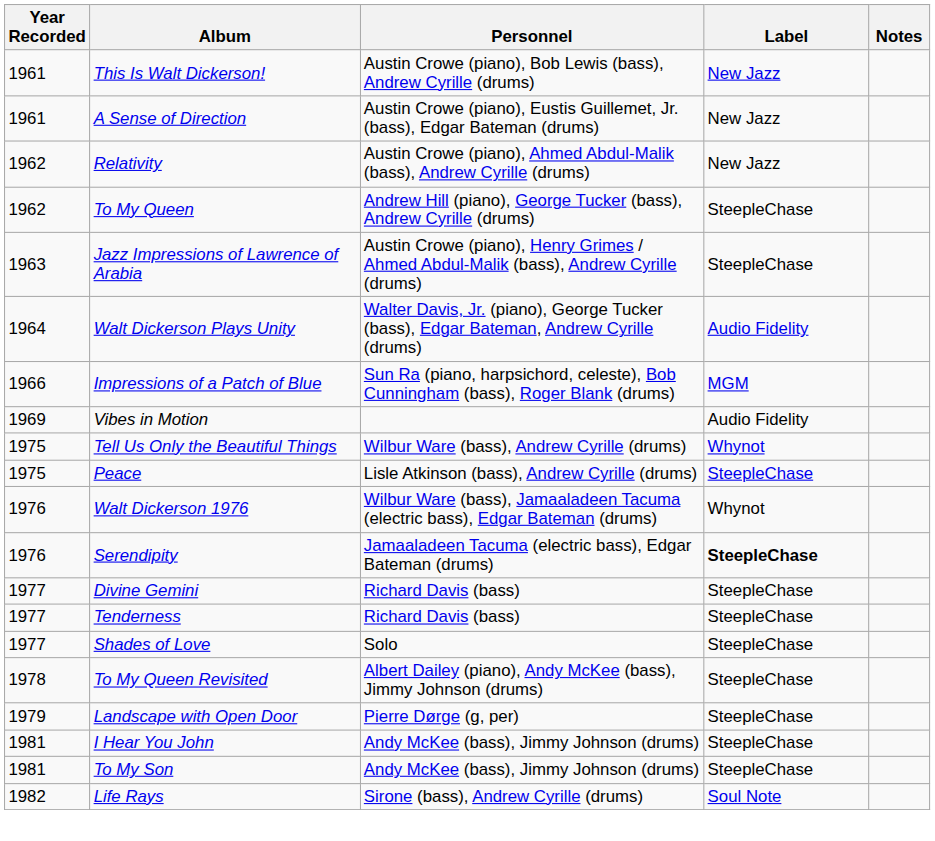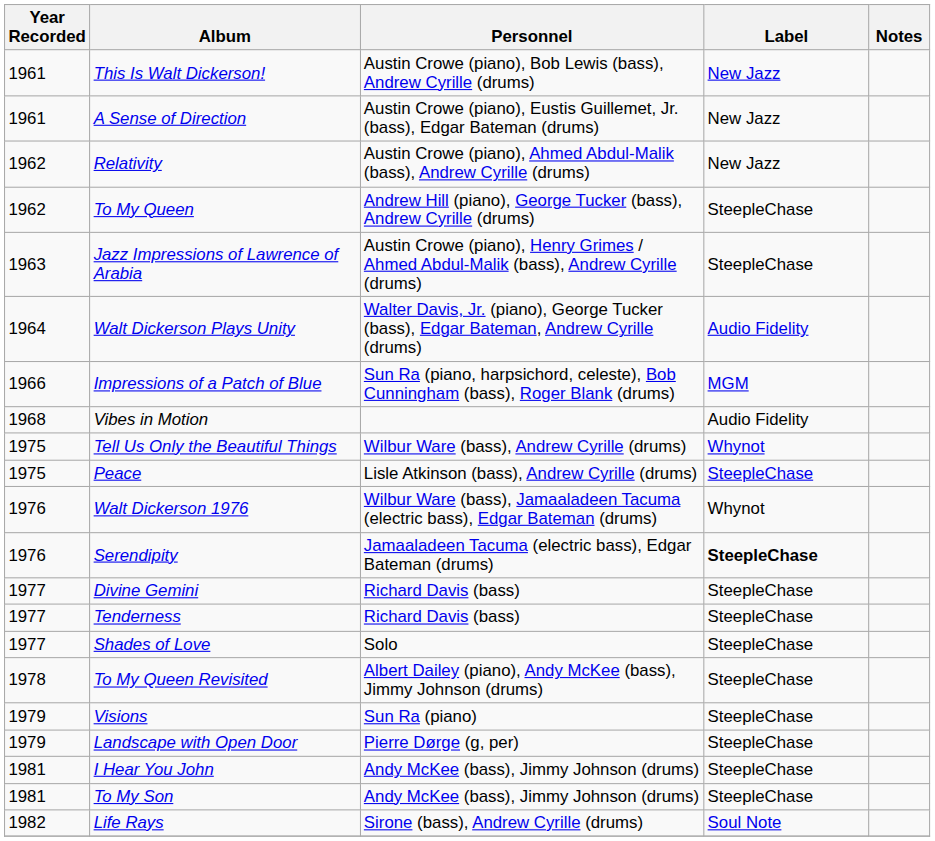(27, 419) 1969 -> (27, 419) 1968
+ row: (121, 716)
